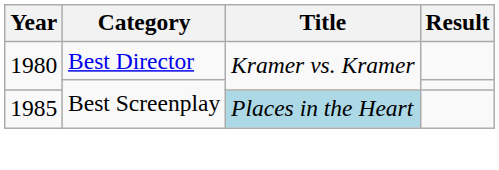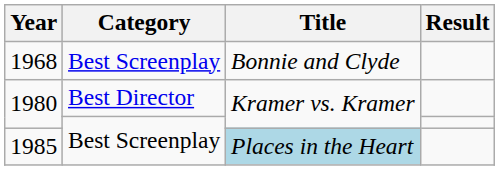+ row: (34, 60)
